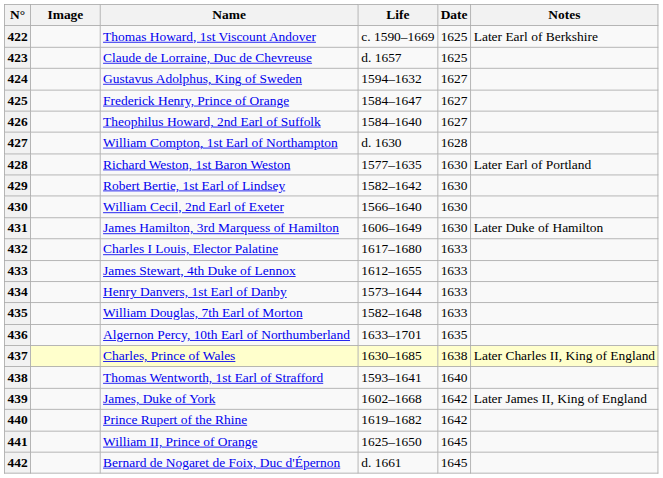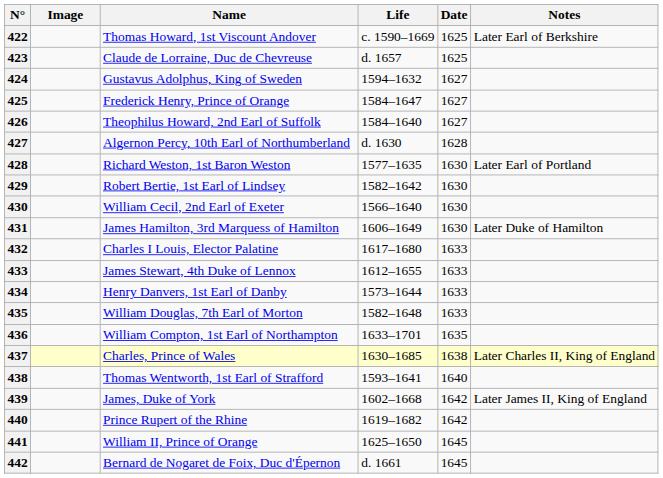(220, 143) William Compton, 1st Earl of Northampton -> (227, 143) Algernon Percy, 10th Earl of Northumberland
(227, 334) Algernon Percy, 10th Earl of Northumberland -> (220, 334) William Compton, 1st Earl of Northampton
